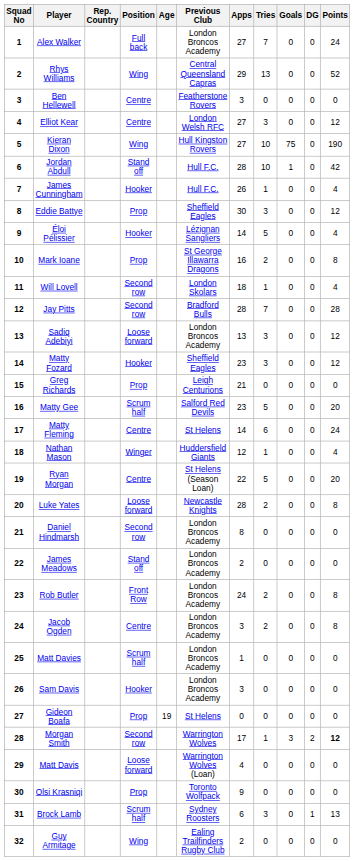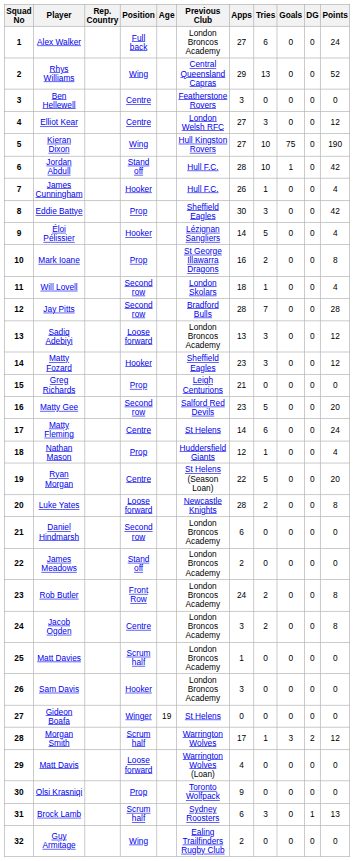(266, 42) 7 -> (266, 42) 6
(335, 211) 12 -> (335, 211) 42
(139, 407) Scrum half -> (139, 407) Second row
(139, 452) Winger -> (139, 452) Prop
(242, 532) 8 -> (242, 532) 6
(139, 716) Prop -> (139, 716) Winger
(139, 738) Second row -> (139, 738) Scrum half
(335, 738) bold -> (335, 738) normal
